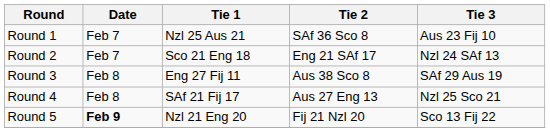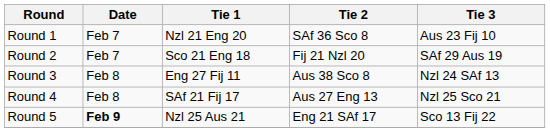(205, 35) Nzl 25 Aus 21 -> (206, 35) Nzl 21 Eng 20
(334, 55) Eng 21 SAf 17 -> (329, 55) Fij 21 Nzl 20
(460, 55) Nzl 24 SAf 13 -> (461, 55) SAf 29 Aus 19
(461, 76) SAf 29 Aus 19 -> (460, 76) Nzl 24 SAf 13
(206, 117) Nzl 21 Eng 20 -> (205, 117) Nzl 25 Aus 21
(329, 117) Fij 21 Nzl 20 -> (334, 117) Eng 21 SAf 17
